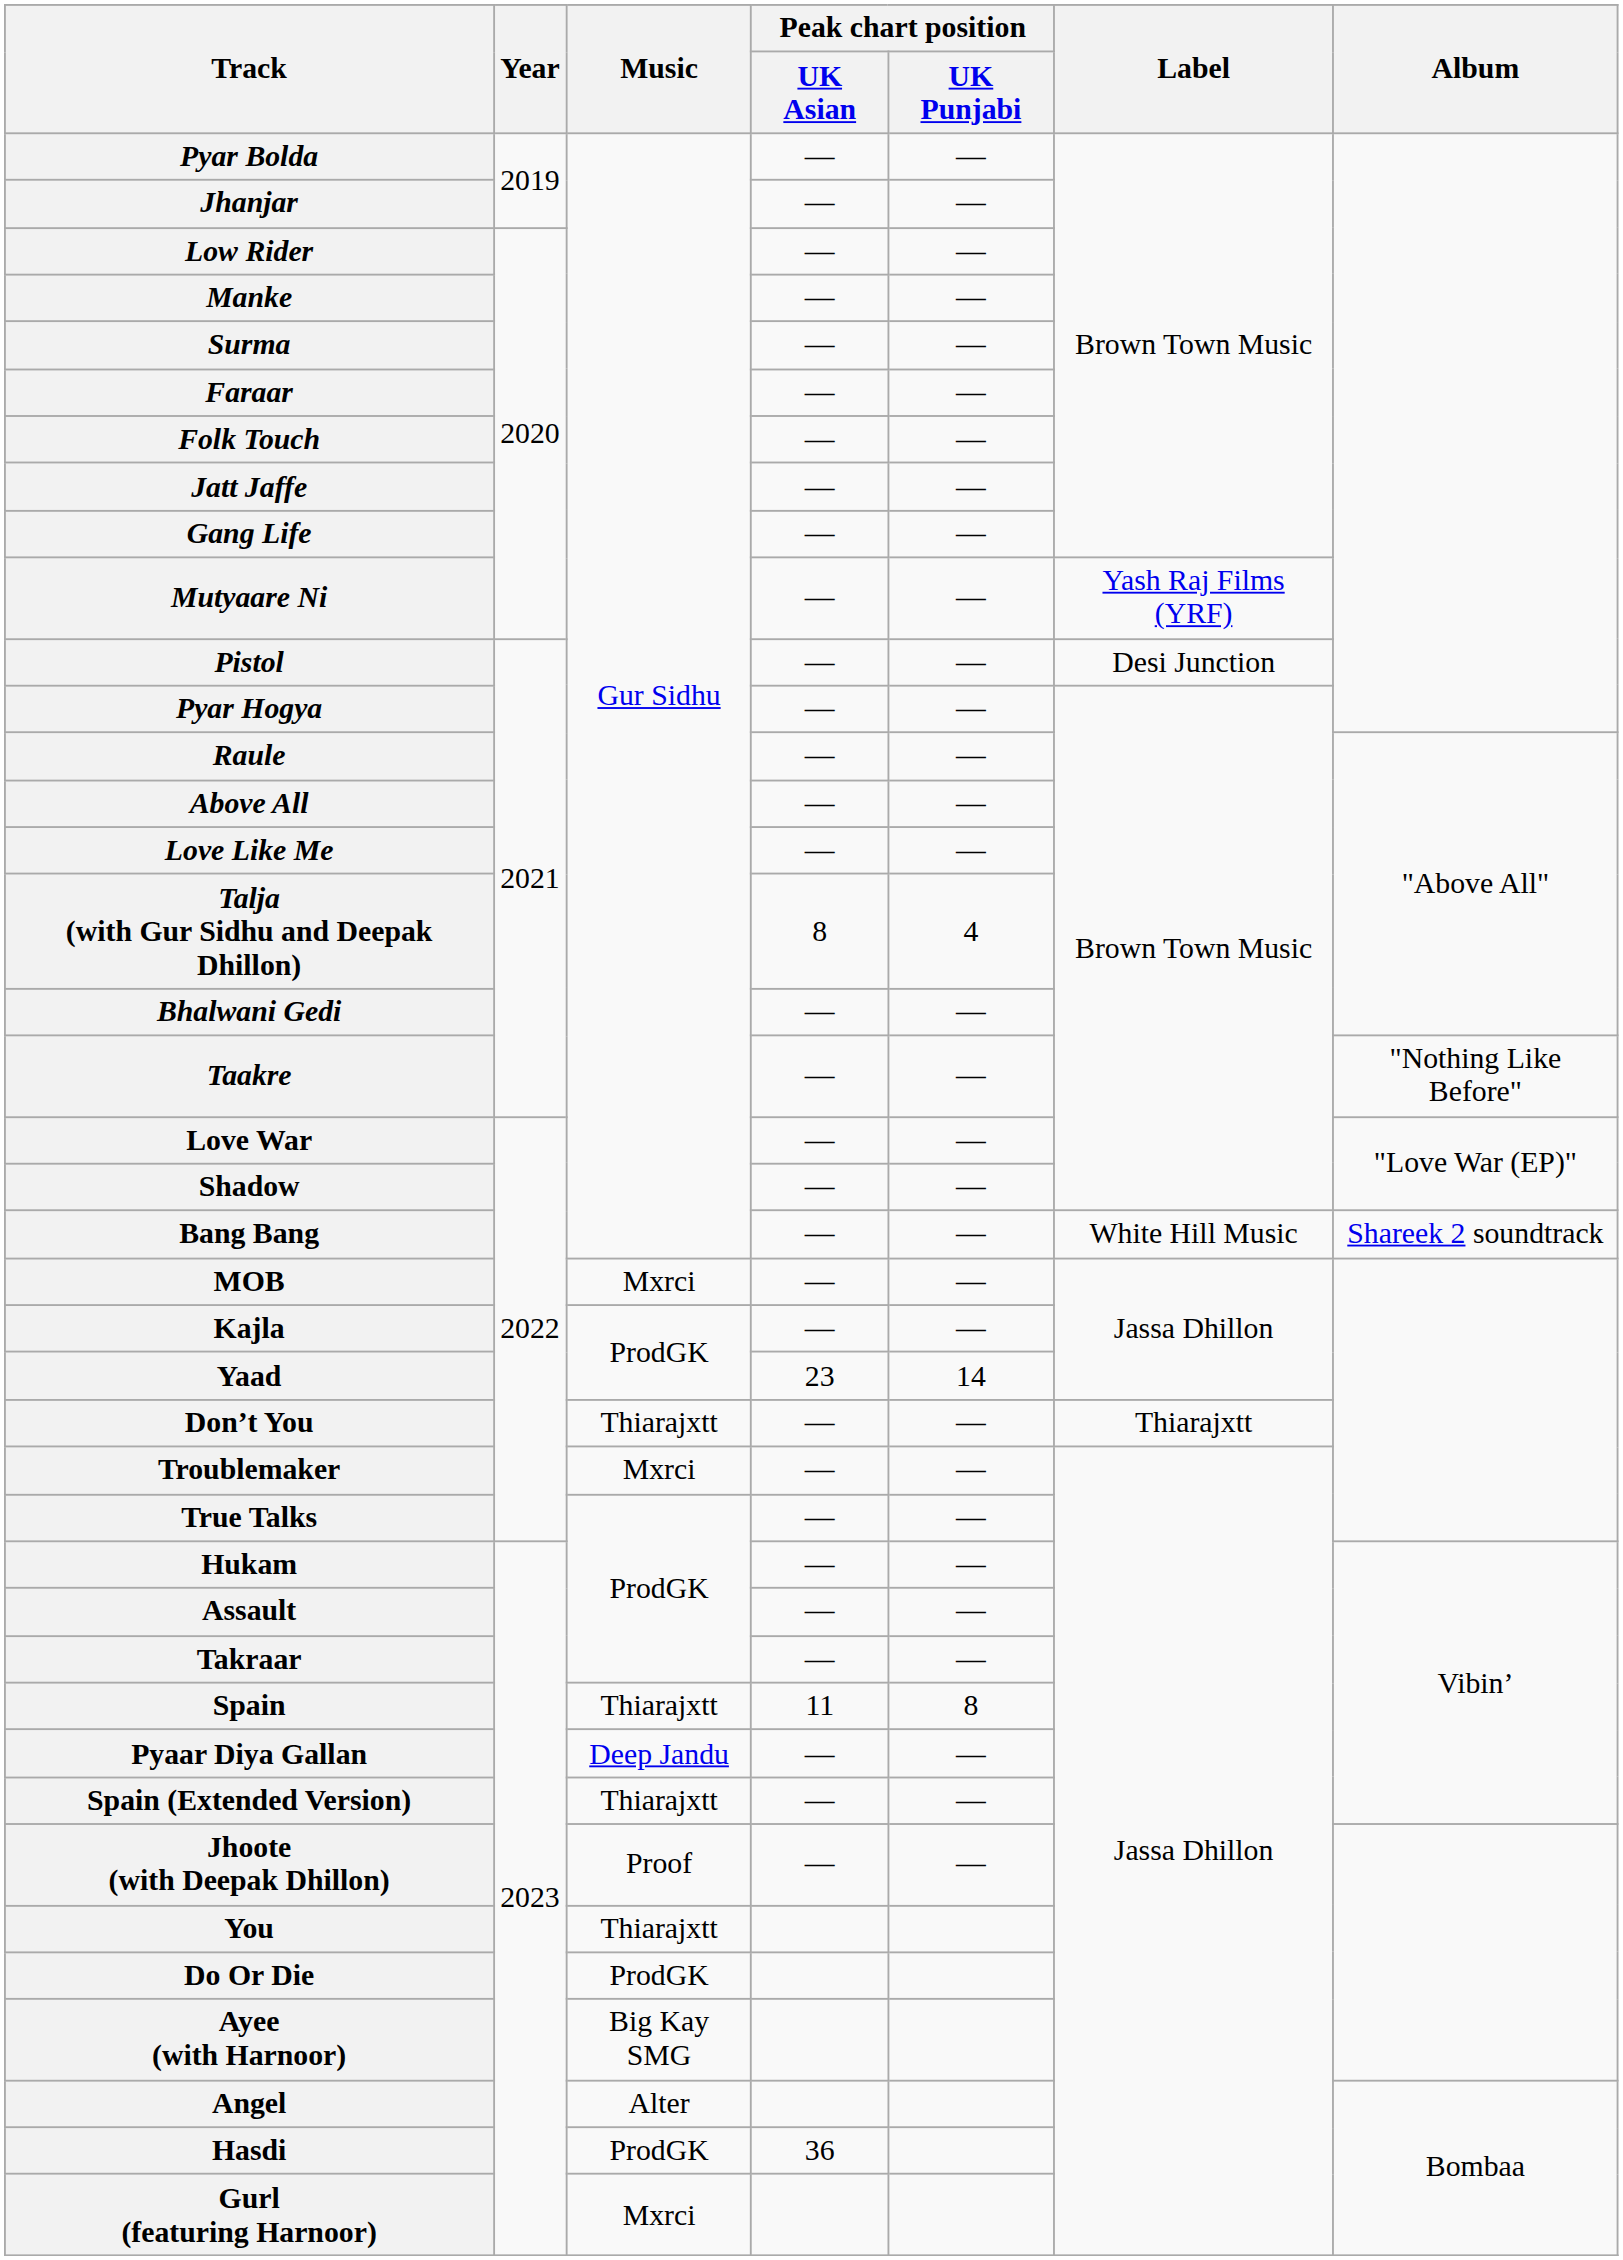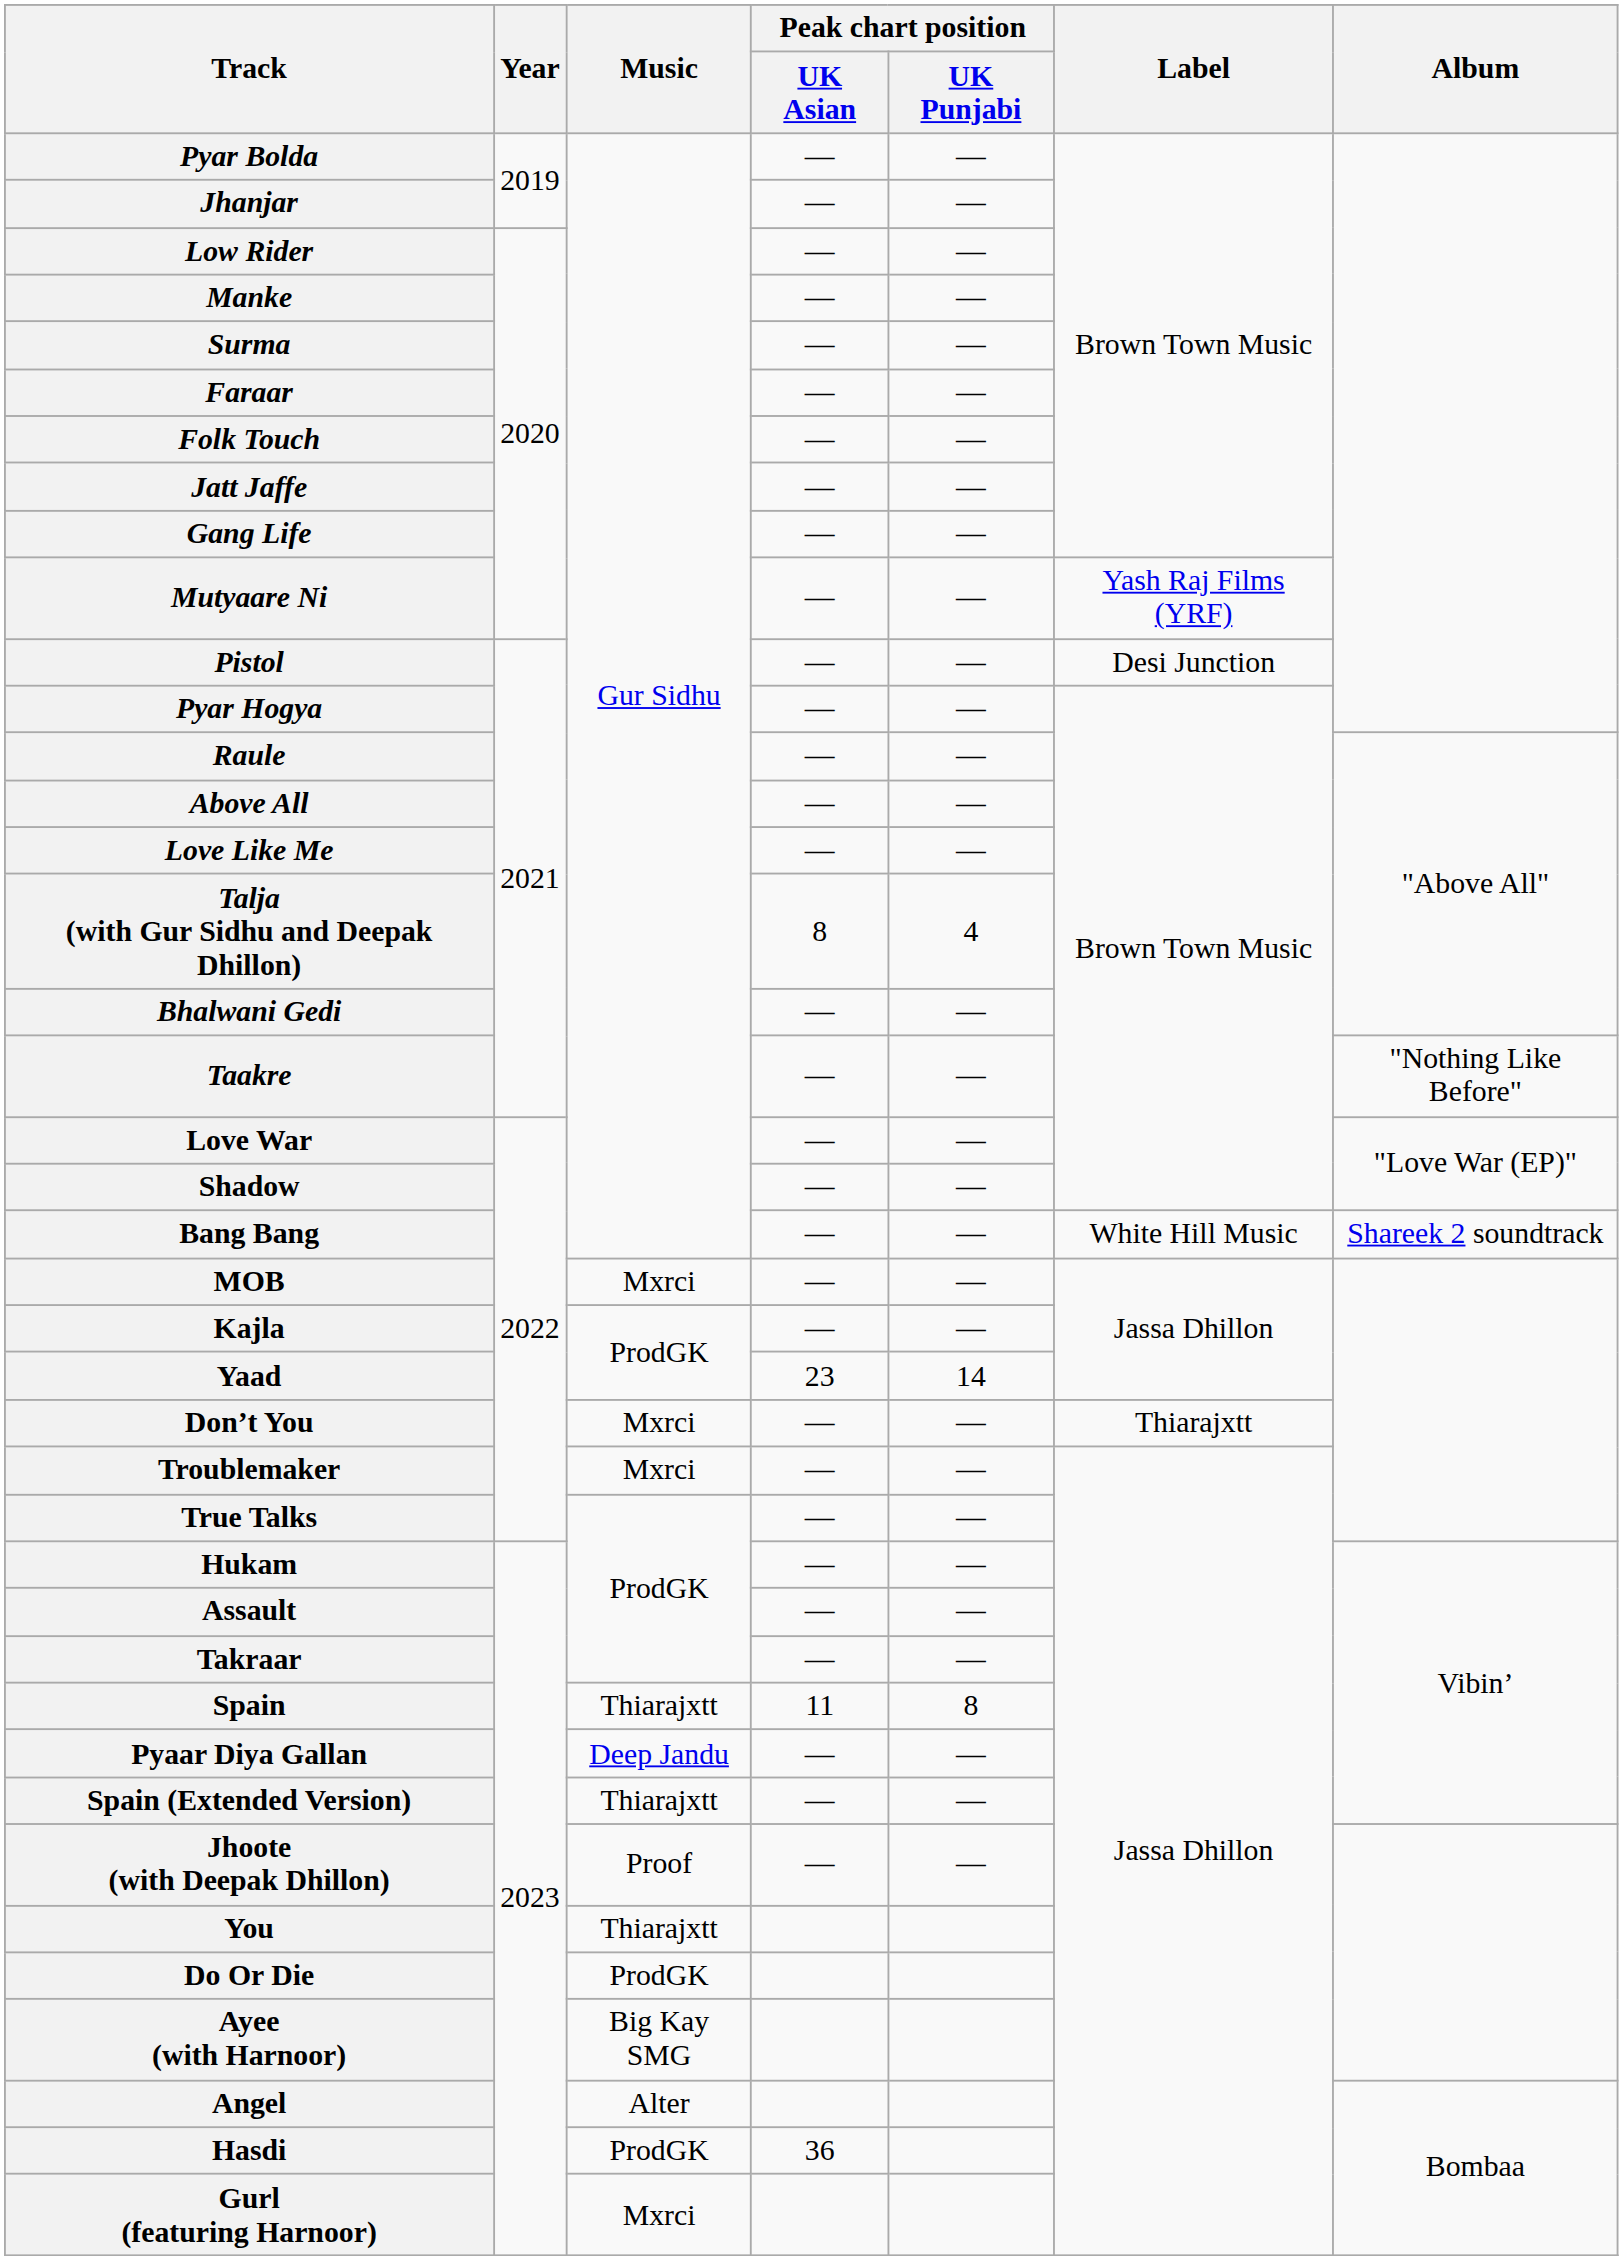(659, 1422) Thiarajxtt -> (659, 1422) Mxrci
